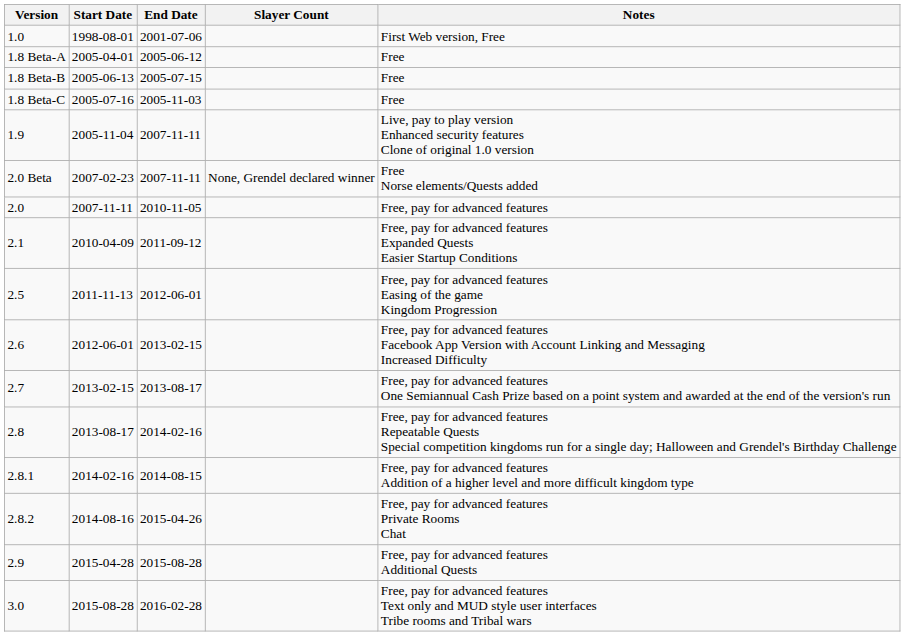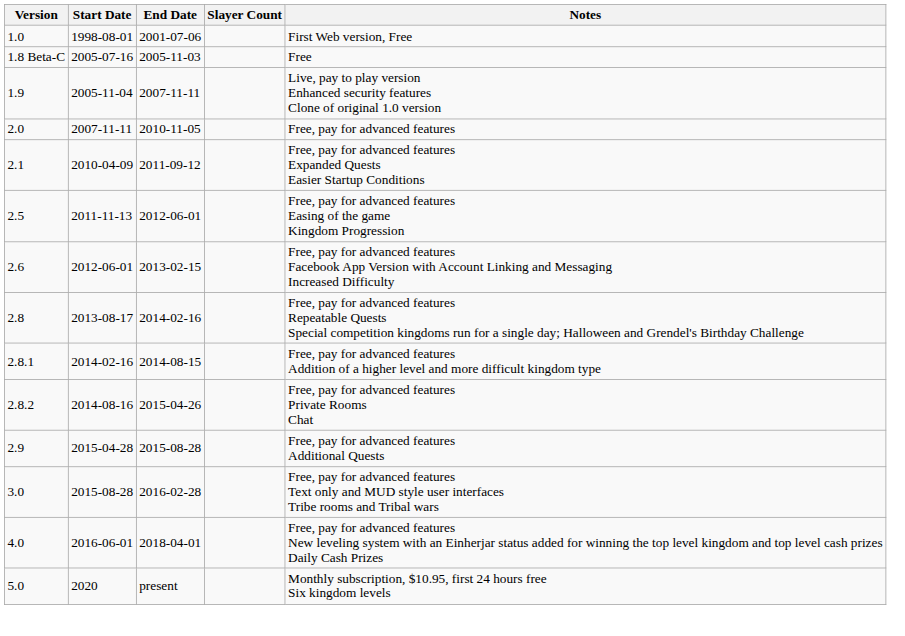- row: (37, 57)
- row: (36, 78)
- row: (30, 178)
- row: (16, 388)
+ row: (16, 542)
+ row: (16, 586)
